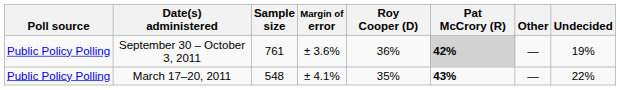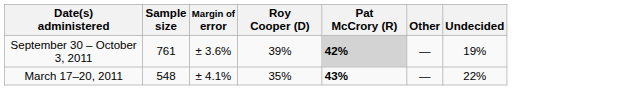- column: (59, 26)
(388, 51) 36% -> (280, 51) 39%
